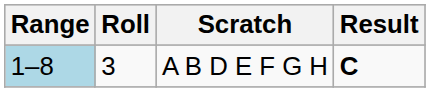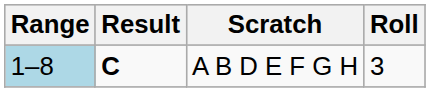columns swapped: (126, 24) <-> (379, 24)
